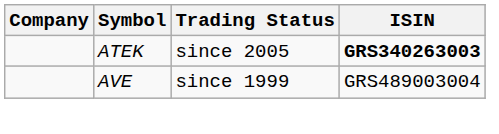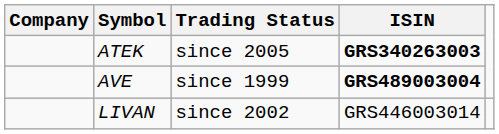(412, 82) normal -> (412, 82) bold
+ row: (126, 113)
